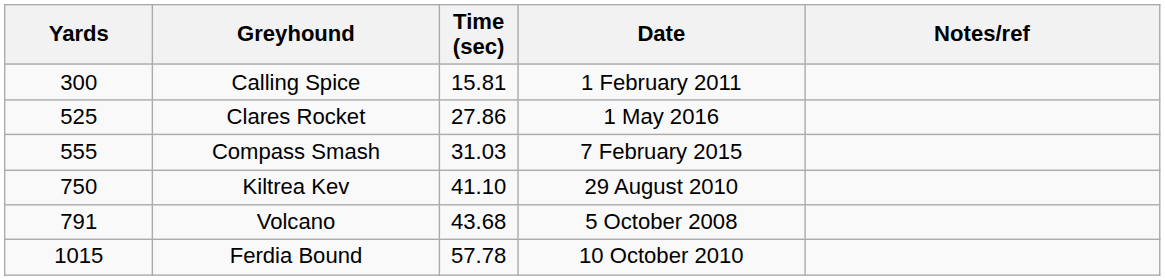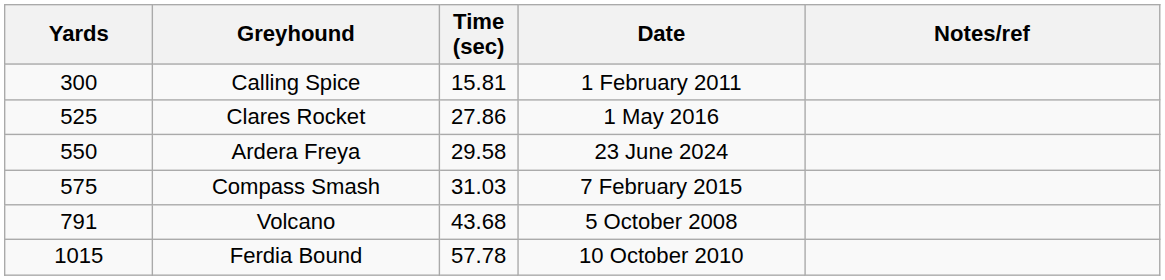+ row: (296, 151)
(79, 151) 555 -> (79, 186) 575
- row: (296, 186)
